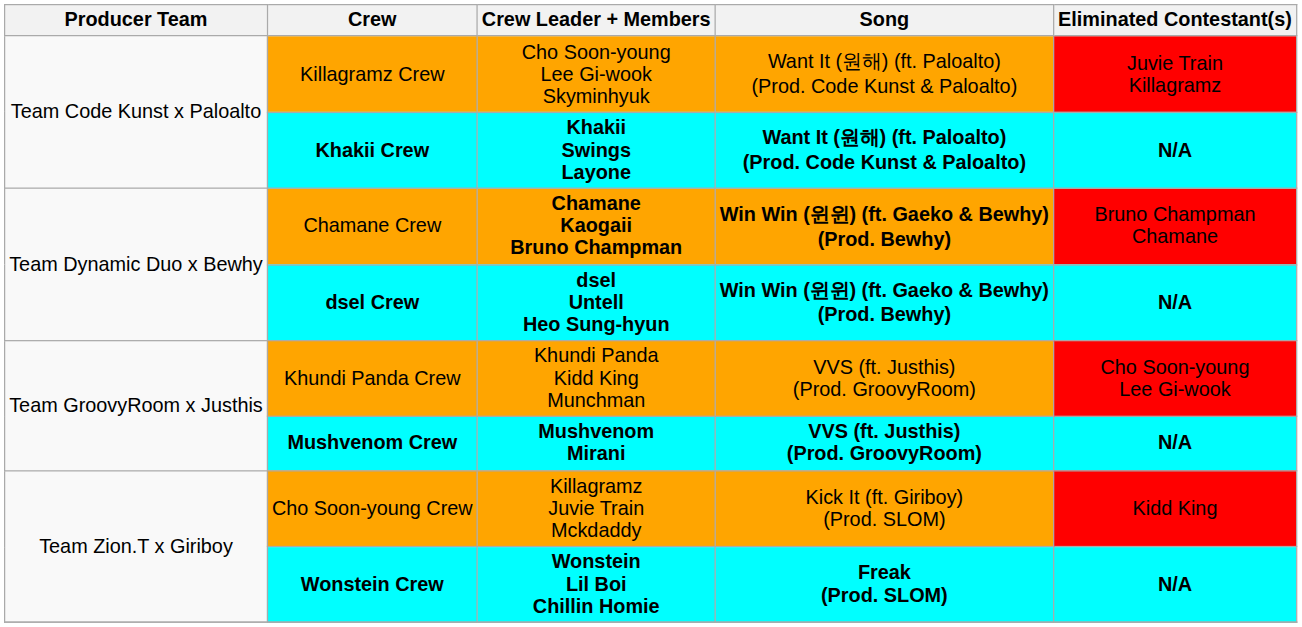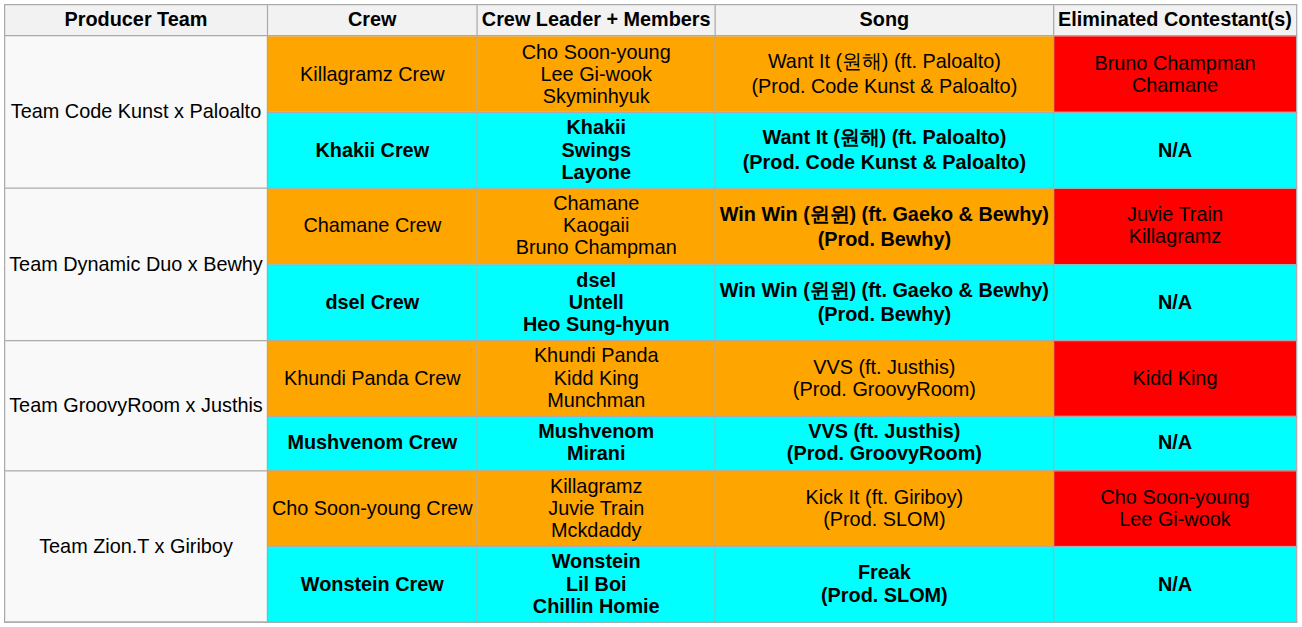(1175, 74) Juvie Train Killagramz -> (1175, 74) Bruno Champman Chamane
(596, 226) bold -> (596, 226) normal
(1175, 226) Bruno Champman Chamane -> (1175, 226) Juvie Train Killagramz
(1175, 378) Cho Soon-young Lee Gi-wook -> (1175, 378) Kidd King
(1175, 508) Kidd King -> (1175, 508) Cho Soon-young Lee Gi-wook
